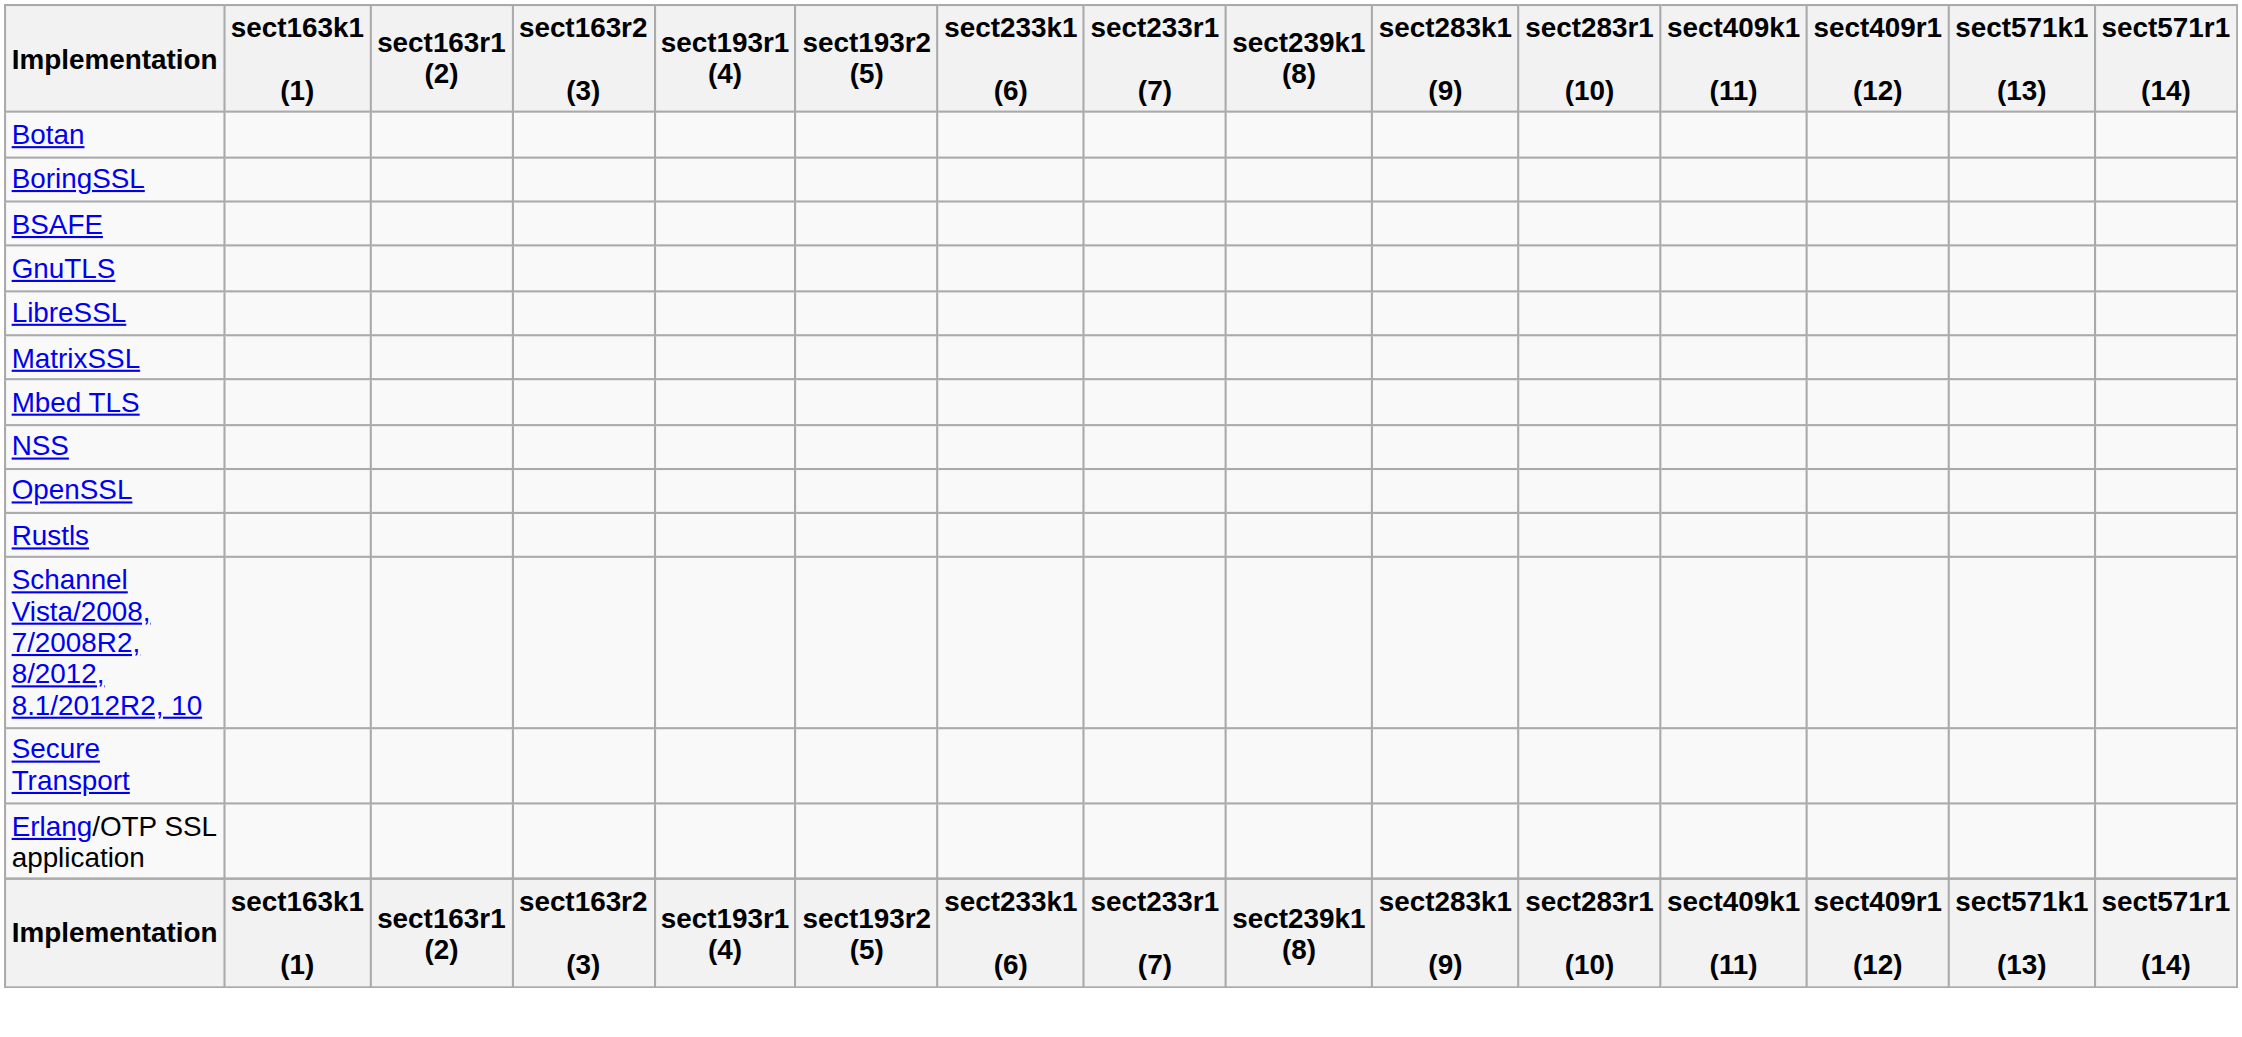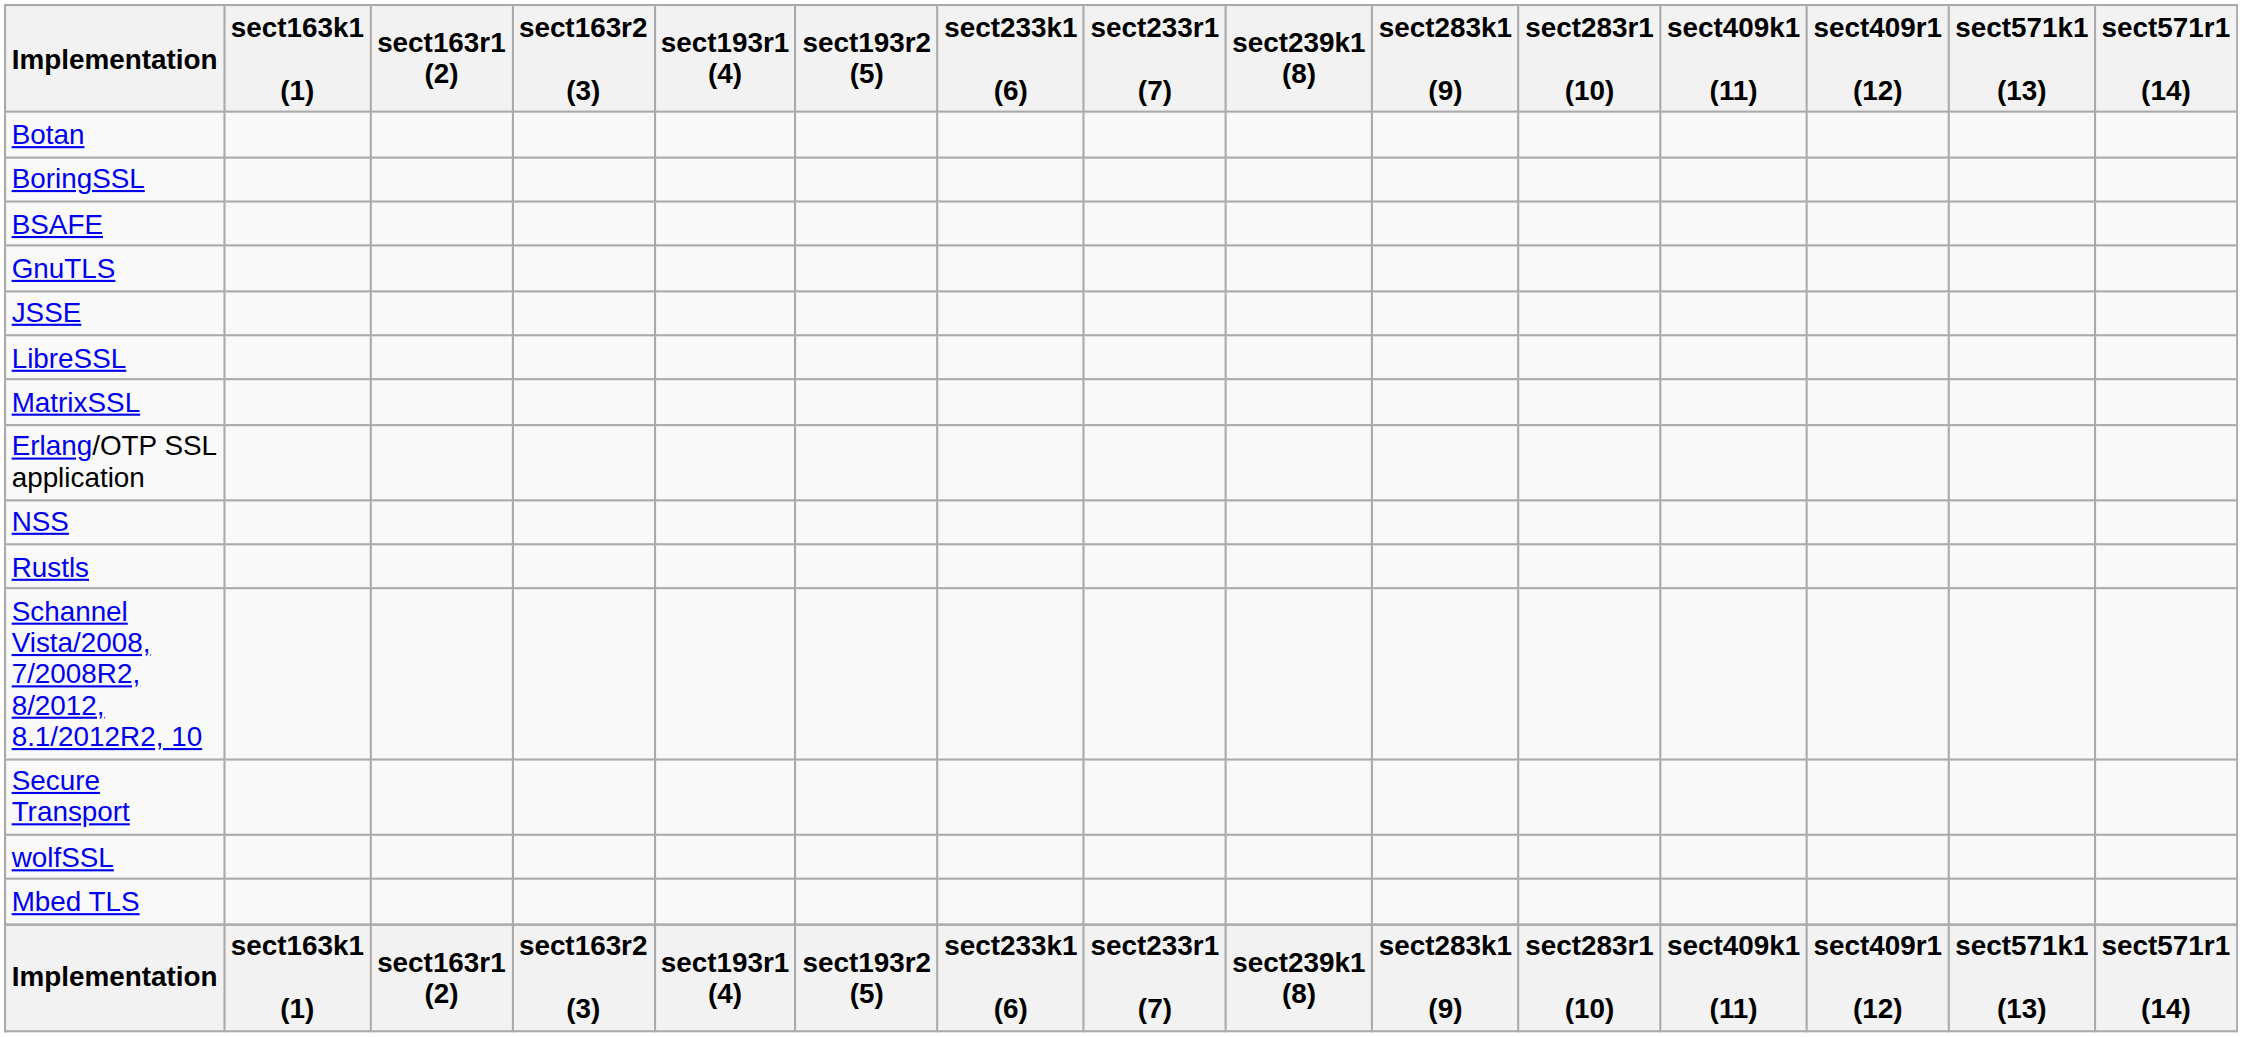+ row: (46, 313)
rows swapped: (76, 402) <-> (114, 842)
- row: (72, 491)
+ row: (63, 858)
